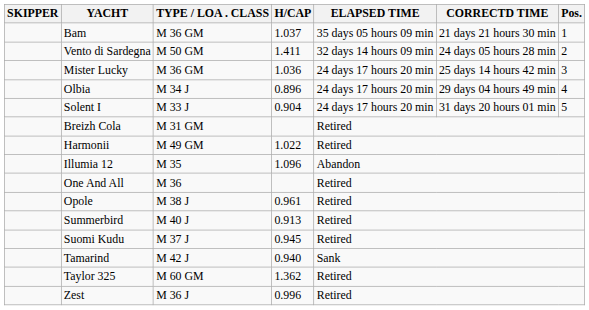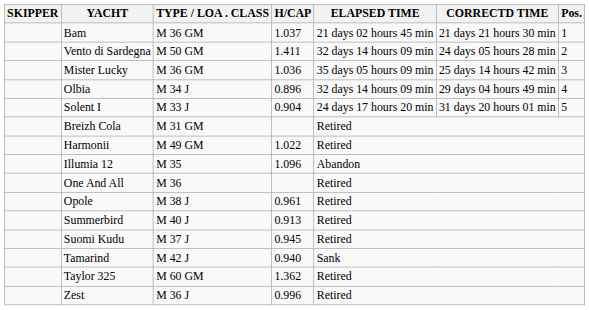(375, 32) 35 days 05 hours 09 min -> (375, 32) 21 days 02 hours 45 min
(375, 70) 24 days 17 hours 20 min -> (375, 70) 35 days 05 hours 09 min
(375, 88) 24 days 17 hours 20 min -> (375, 88) 32 days 14 hours 09 min
